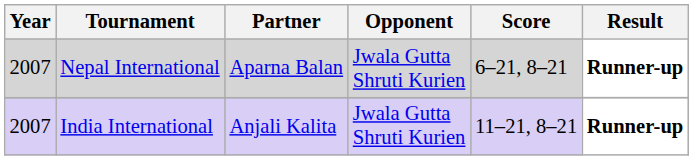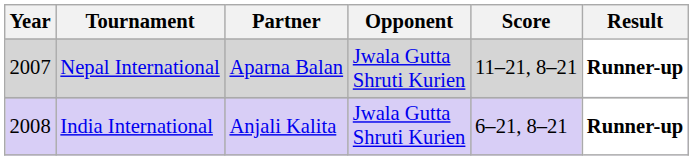(521, 67) 6–21, 8–21 -> (526, 67) 11–21, 8–21
(30, 126) 2007 -> (30, 126) 2008
(526, 126) 11–21, 8–21 -> (521, 126) 6–21, 8–21
